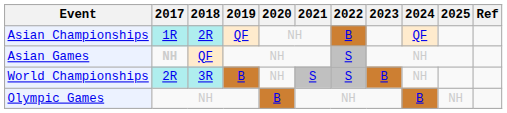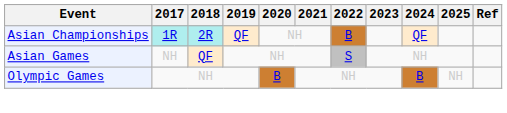(170, 56) bold -> (170, 56) normal
- row: (78, 77)
